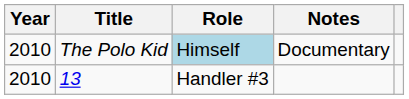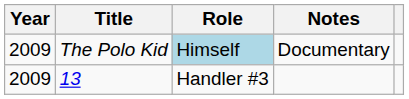(30, 49) 2010 -> (30, 49) 2009
(30, 79) 2010 -> (30, 79) 2009
